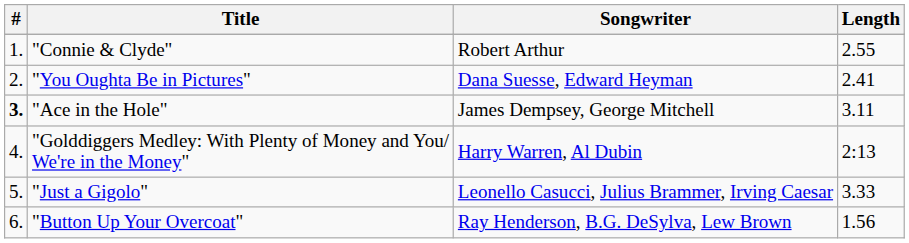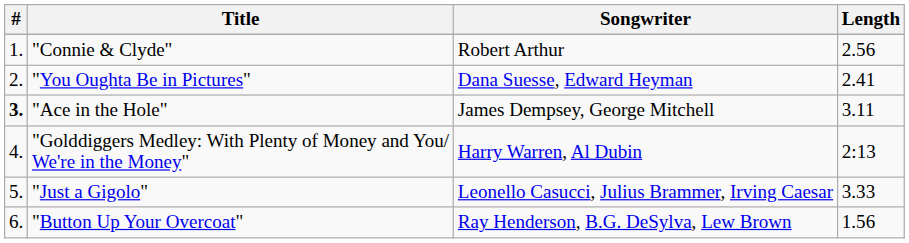(858, 49) 2.55 -> (858, 49) 2.56
